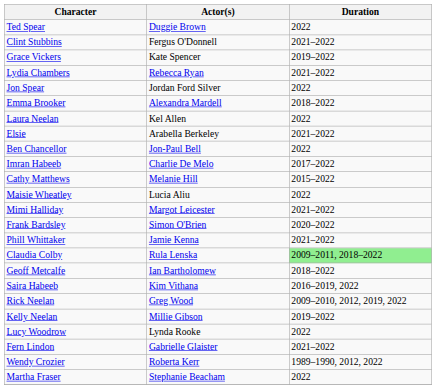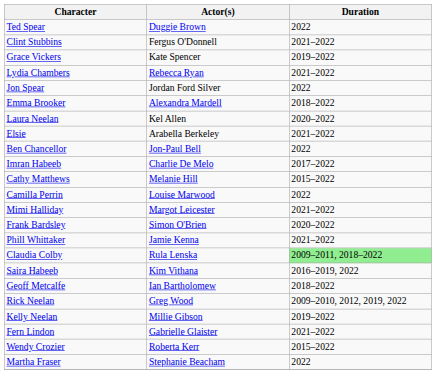(301, 118) 2022 -> (313, 118) 2020–2022
- row: (39, 194)
+ row: (35, 194)
rows swapped: (36, 270) <-> (32, 286)
- row: (36, 331)
(337, 362) 1989–1990, 2012, 2022 -> (313, 347) 2015–2022
